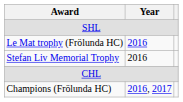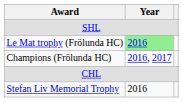(137, 43) no background -> (137, 43) lightgreen background
rows swapped: (63, 58) <-> (59, 89)
